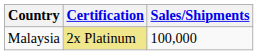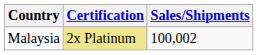(174, 38) 100,000 -> (174, 38) 100,002
